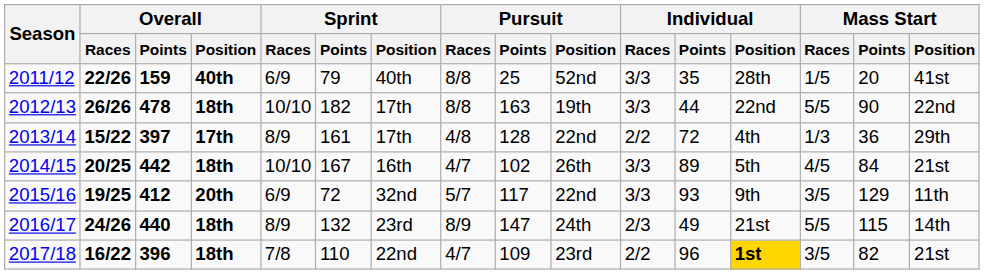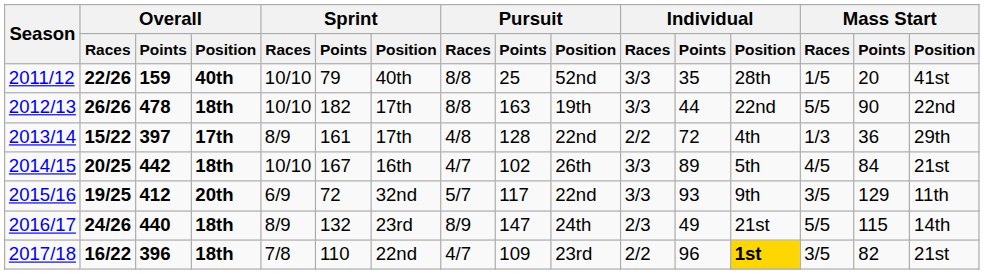(278, 78) 6/9 -> (288, 78) 10/10
